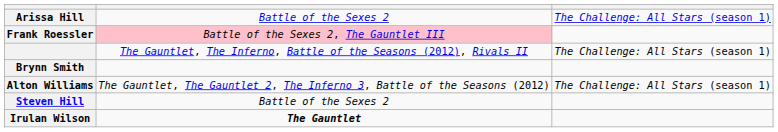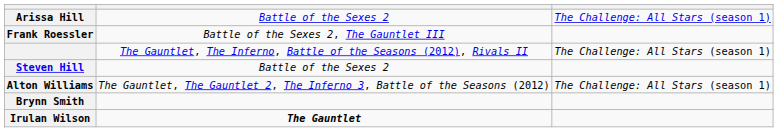(324, 34) pink background -> (324, 34) no background
rows swapped: (50, 68) <-> (50, 101)
